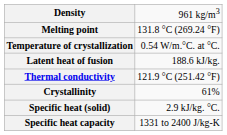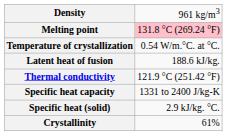(179, 30) no background -> (179, 30) pink background
rows swapped: (70, 123) <-> (70, 92)
